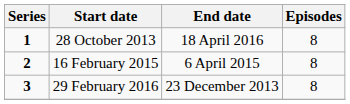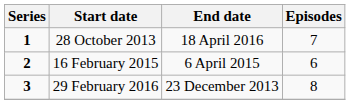(314, 39) 8 -> (314, 39) 7
(314, 63) 8 -> (314, 63) 6
